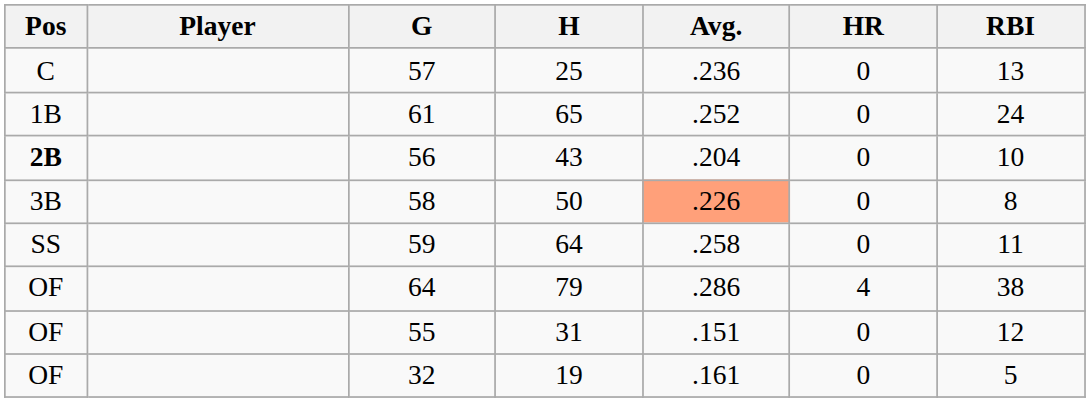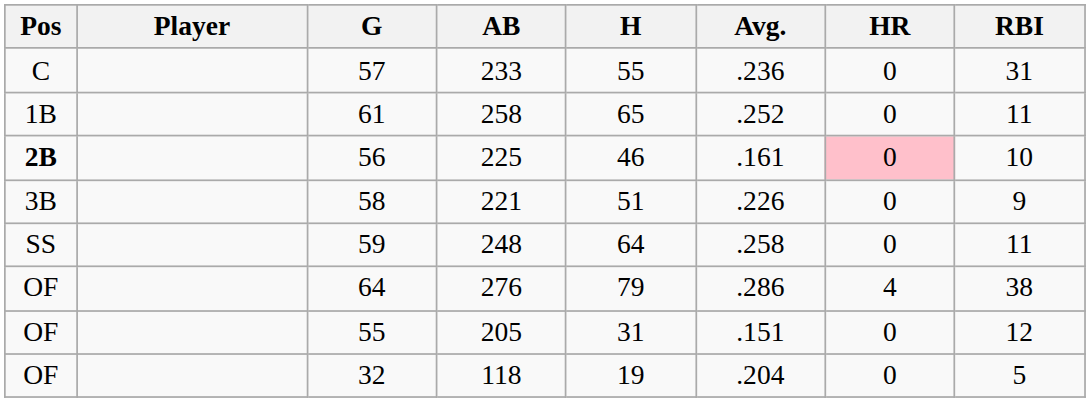+ column: (501, 26)
(569, 69) 25 -> (631, 69) 55
(1011, 69) 13 -> (1019, 69) 31
(1011, 113) 24 -> (1019, 113) 11
(569, 157) 43 -> (631, 157) 46
(716, 157) .204 -> (760, 157) .161
(863, 157) no background -> (890, 157) pink background
(569, 200) 50 -> (631, 200) 51
(716, 200) lightsalmon background -> (760, 200) no background
(1011, 200) 8 -> (1019, 200) 9
(716, 375) .161 -> (760, 375) .204
